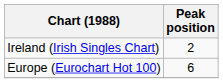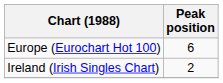rows swapped: (84, 68) <-> (83, 48)
